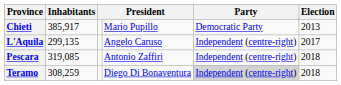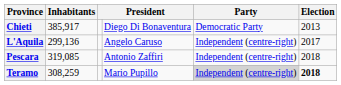(131, 27) Mario Pupillo -> (148, 27) Diego Di Bonaventura
(63, 42) 299,135 -> (63, 42) 299,136
(148, 73) Diego Di Bonaventura -> (131, 73) Mario Pupillo
(310, 73) normal -> (310, 73) bold
